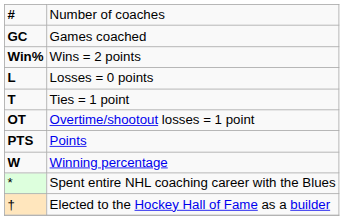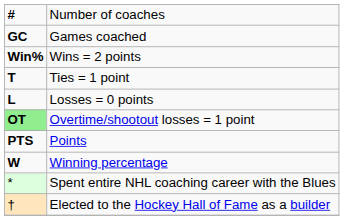rows swapped: (101, 78) <-> (89, 99)
(17, 120) no background -> (17, 120) lightgreen background
